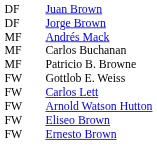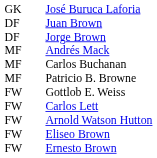+ row: (93, 9)
